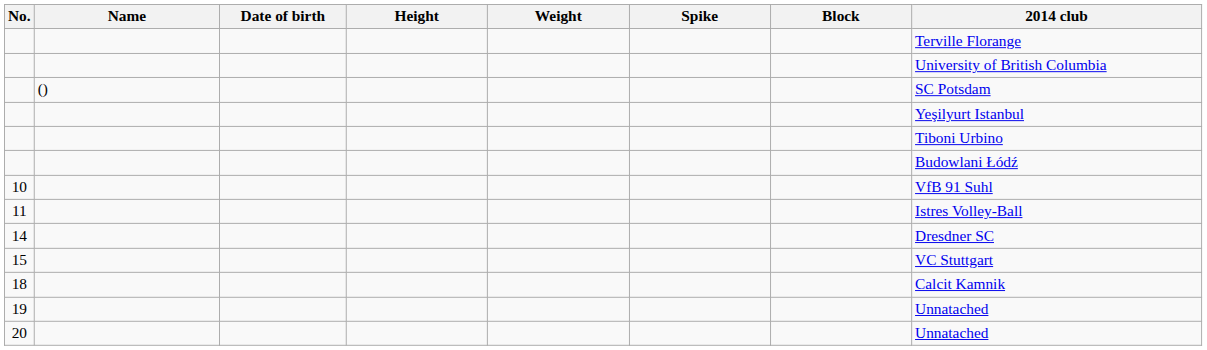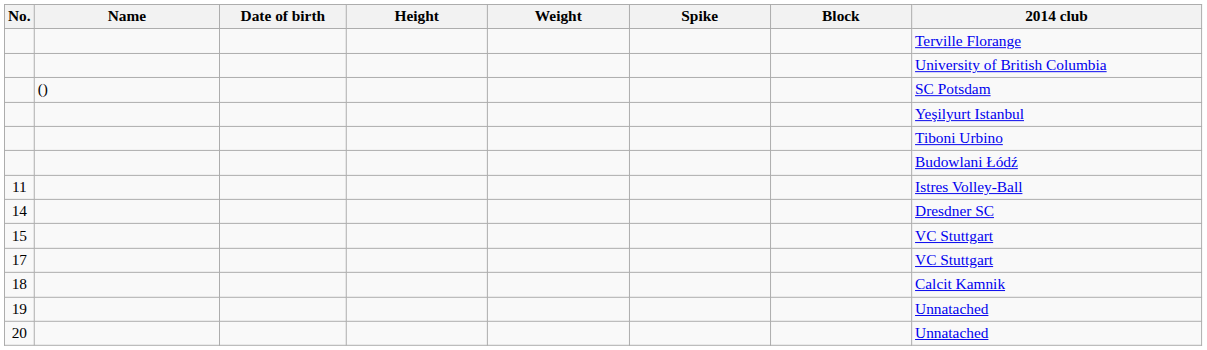- row: (19, 187)
+ row: (19, 260)
